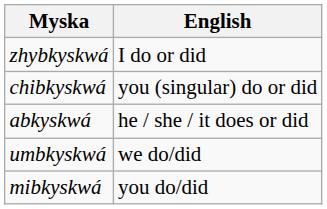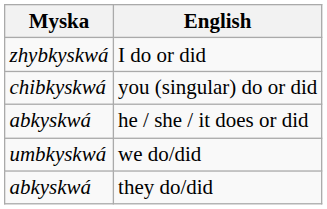- row: (163, 187)
+ row: (166, 187)
